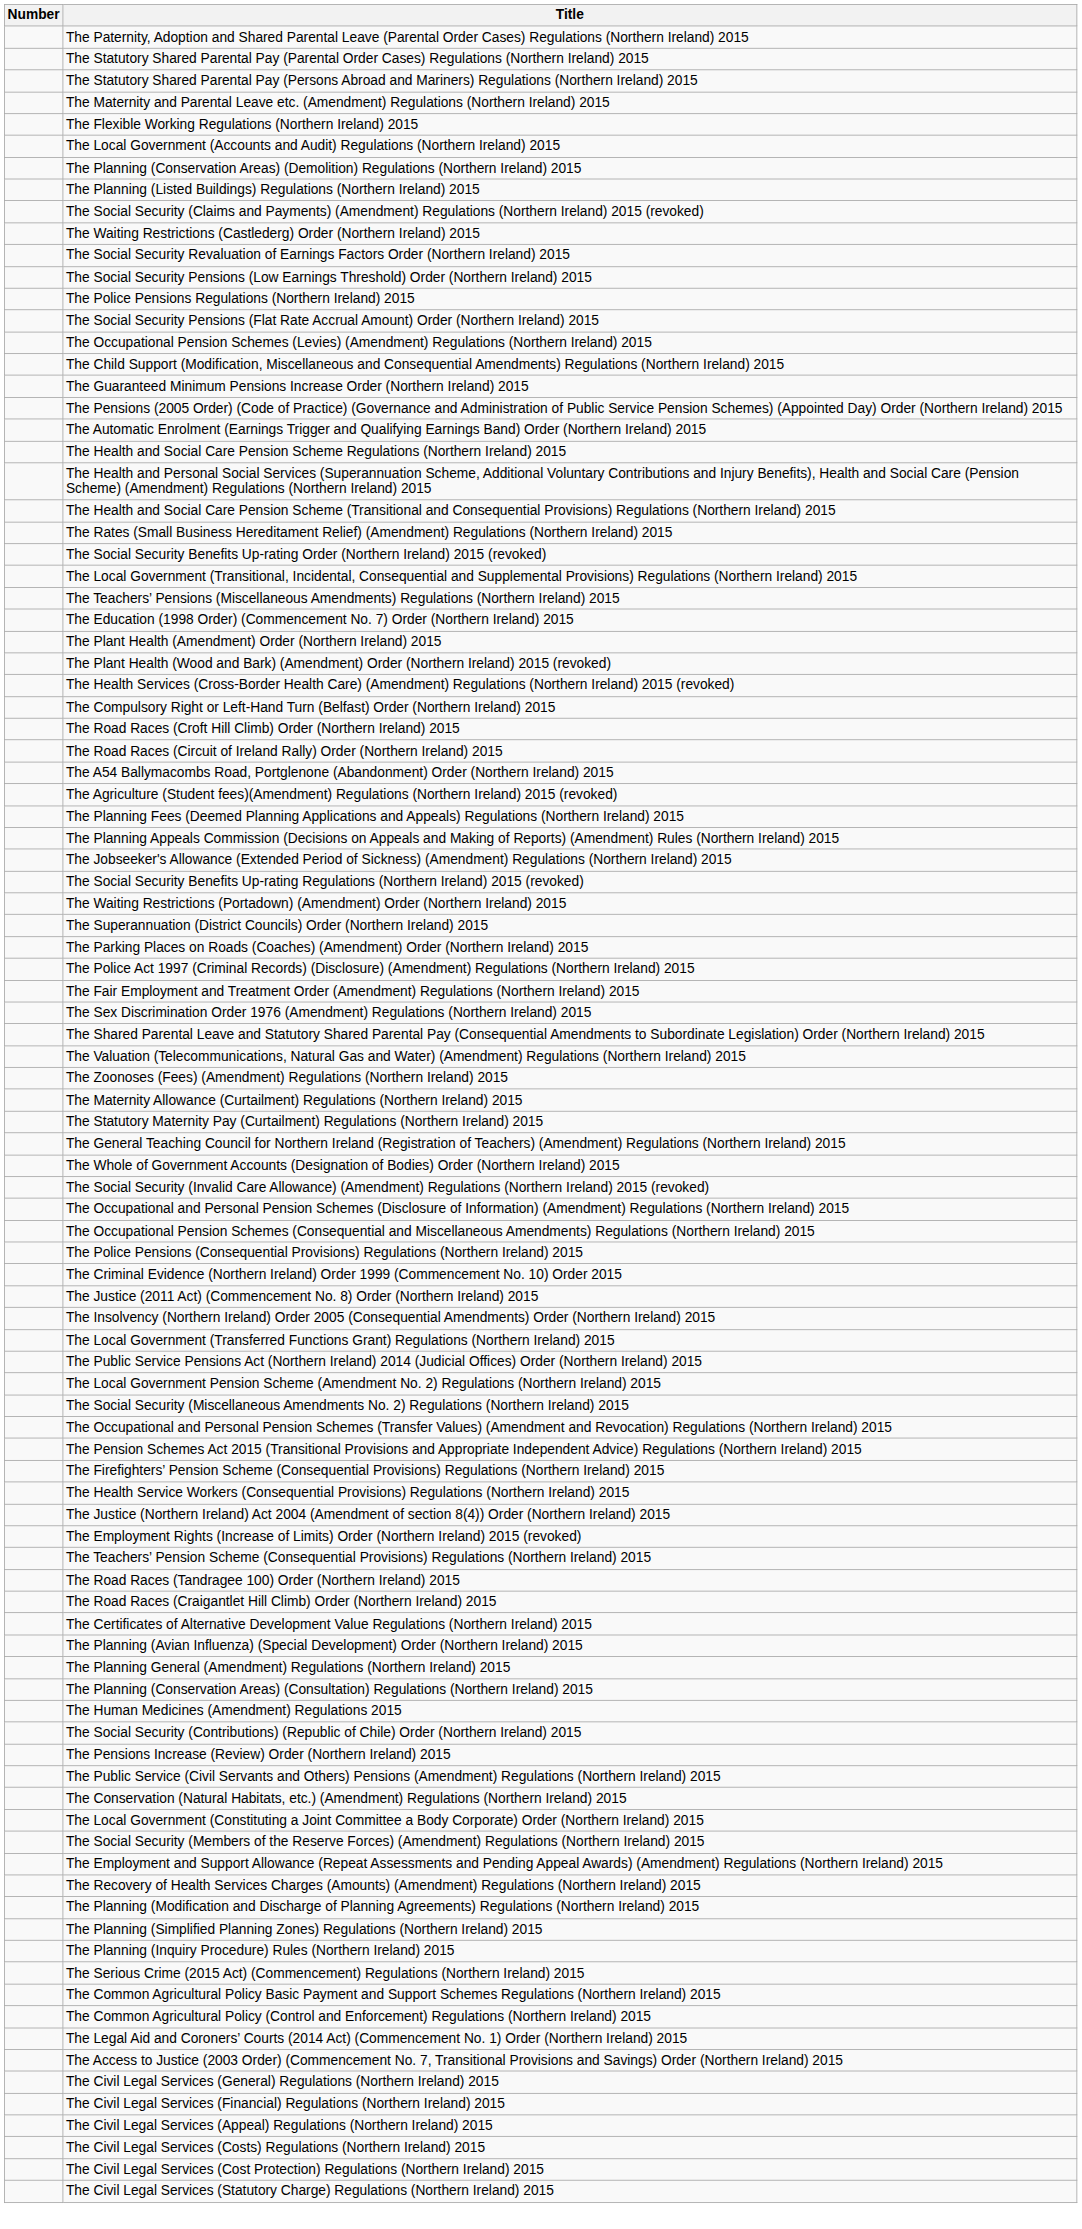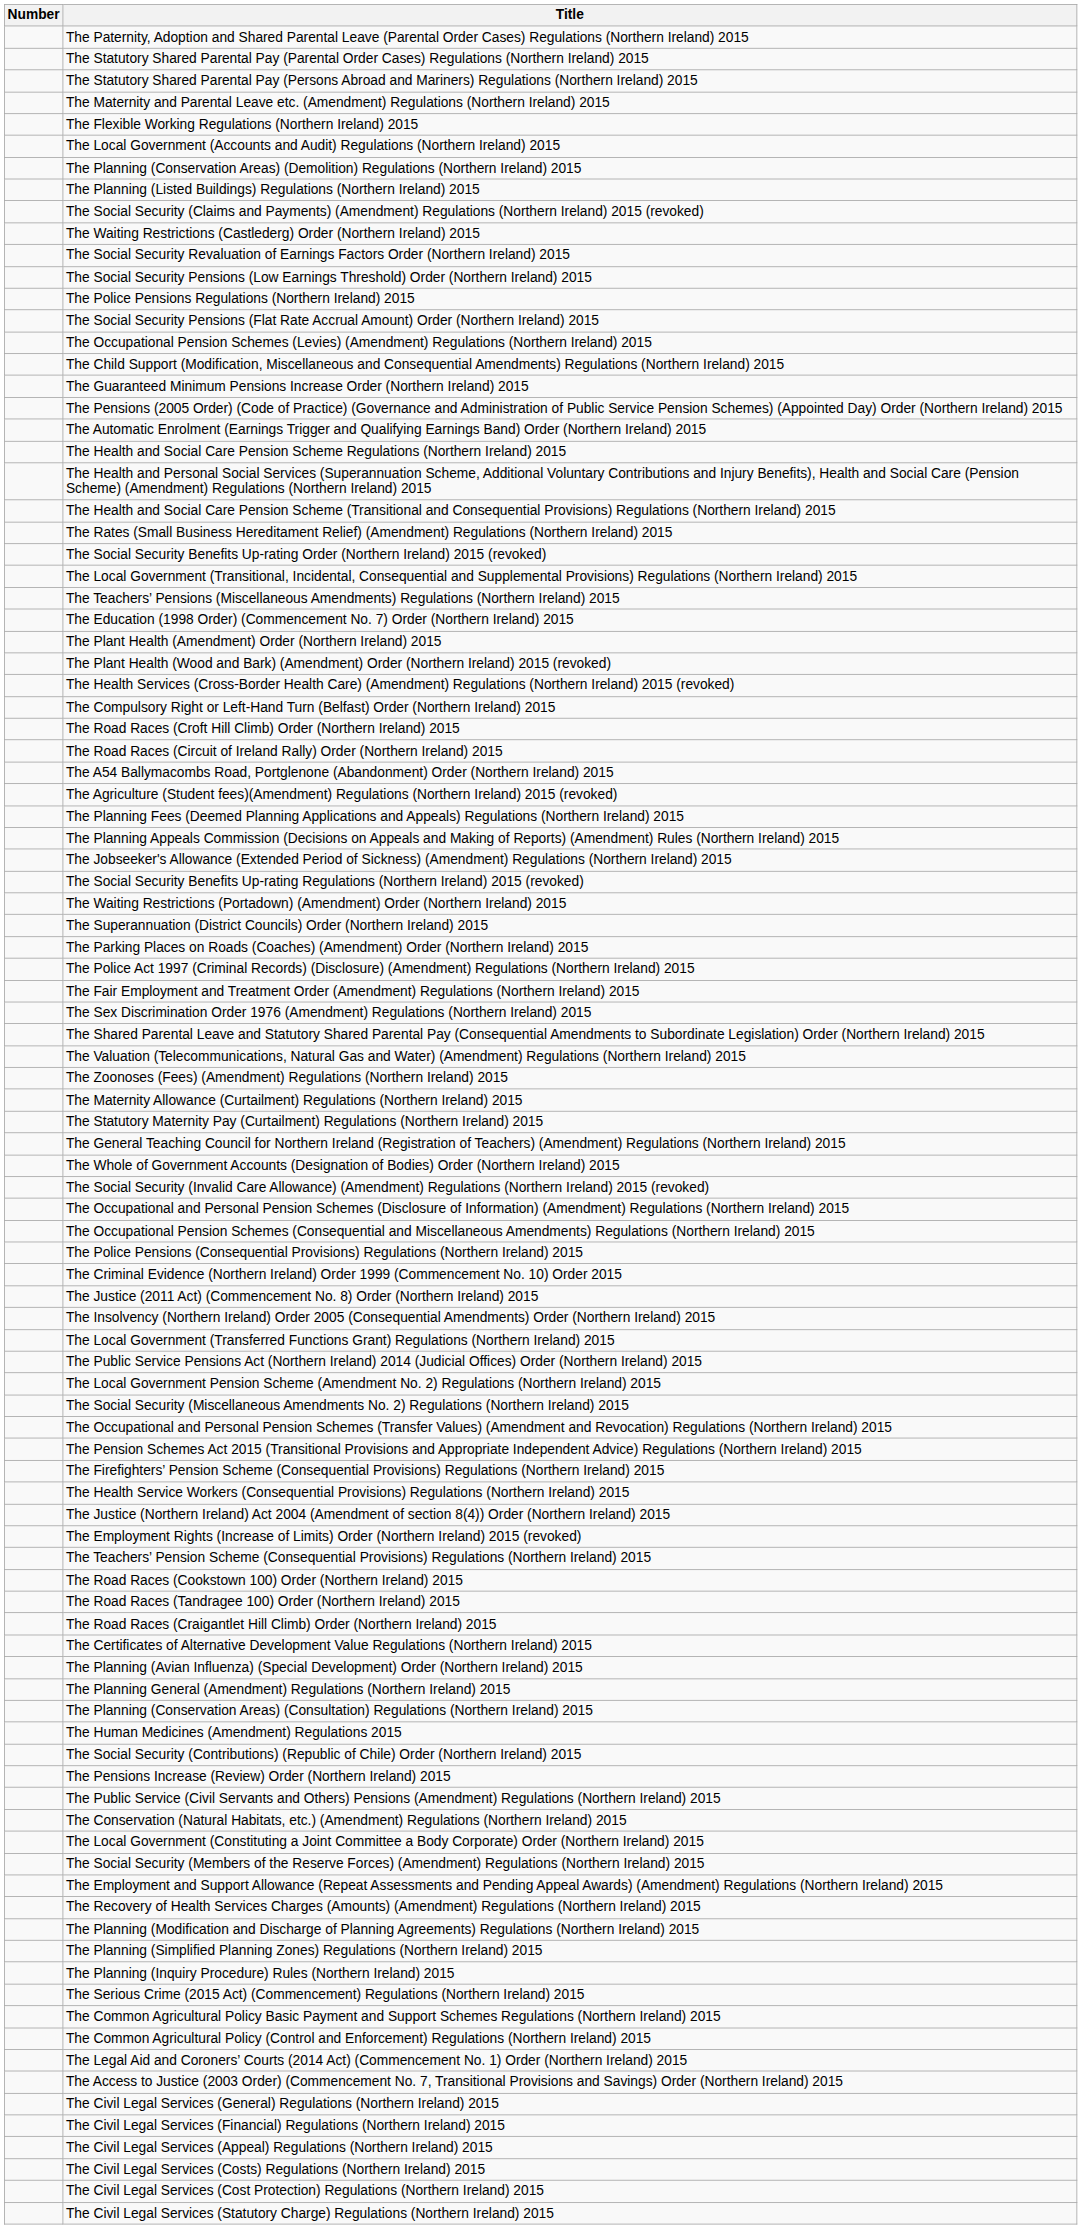+ row: (264, 1580)
